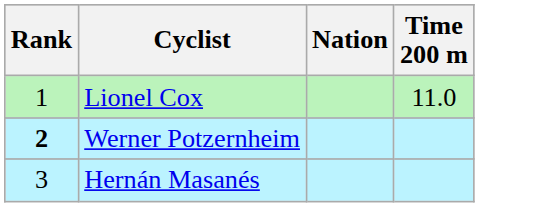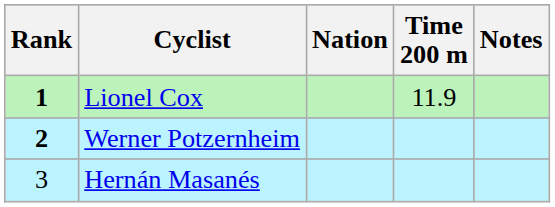+ column: (511, 40)
(41, 96) normal -> (41, 96) bold
(434, 96) 11.0 -> (434, 96) 11.9
